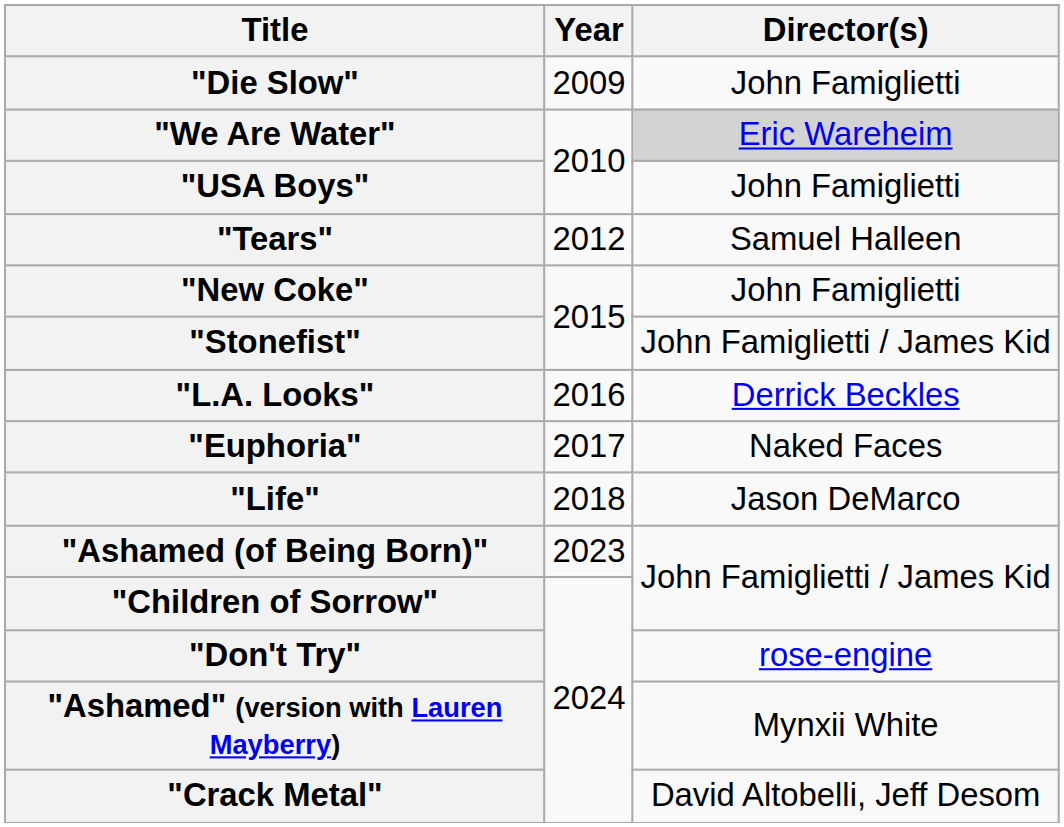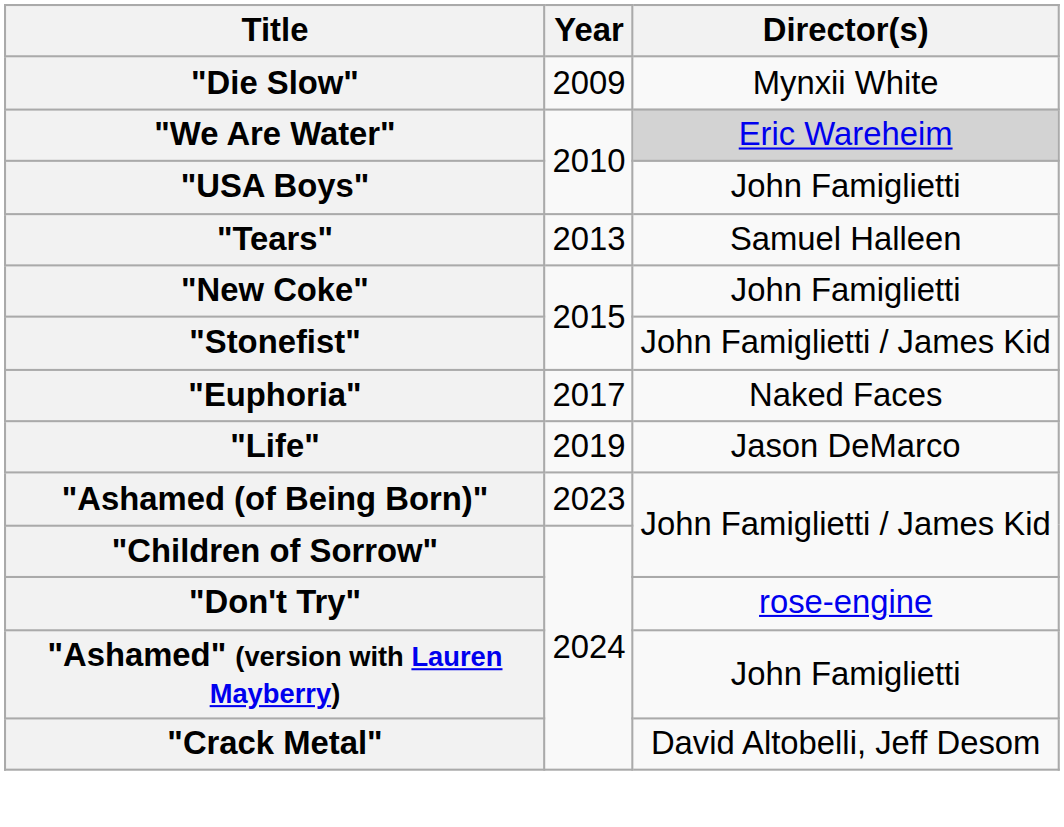(846, 82) John Famiglietti -> (846, 82) Mynxii White
(589, 238) 2012 -> (589, 238) 2013
- row: (275, 394)
(589, 498) 2018 -> (589, 446) 2019
(846, 725) Mynxii White -> (846, 673) John Famiglietti
